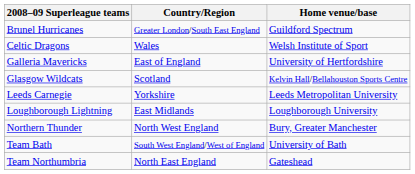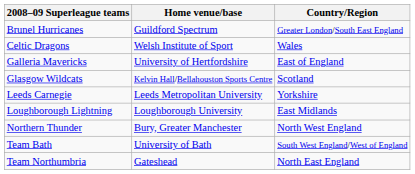columns swapped: (338, 12) <-> (199, 12)
